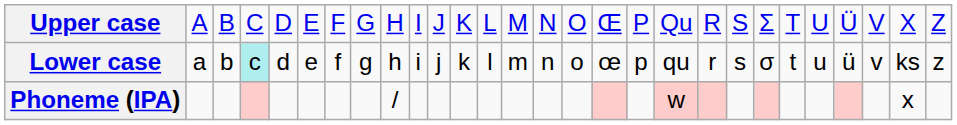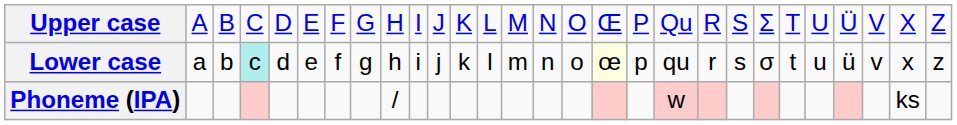(610, 61) no background -> (610, 61) lightyellow background
(908, 61) ks -> (908, 61) x
(908, 100) x -> (908, 100) ks
